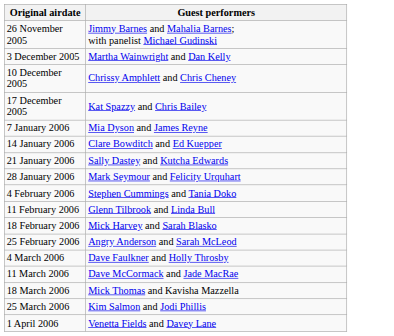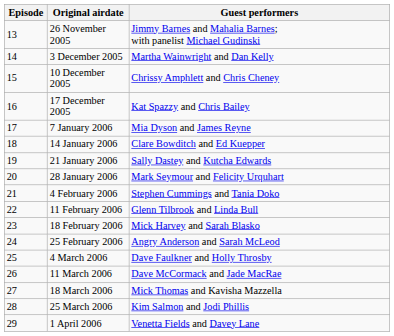+ column: (26, 12)
